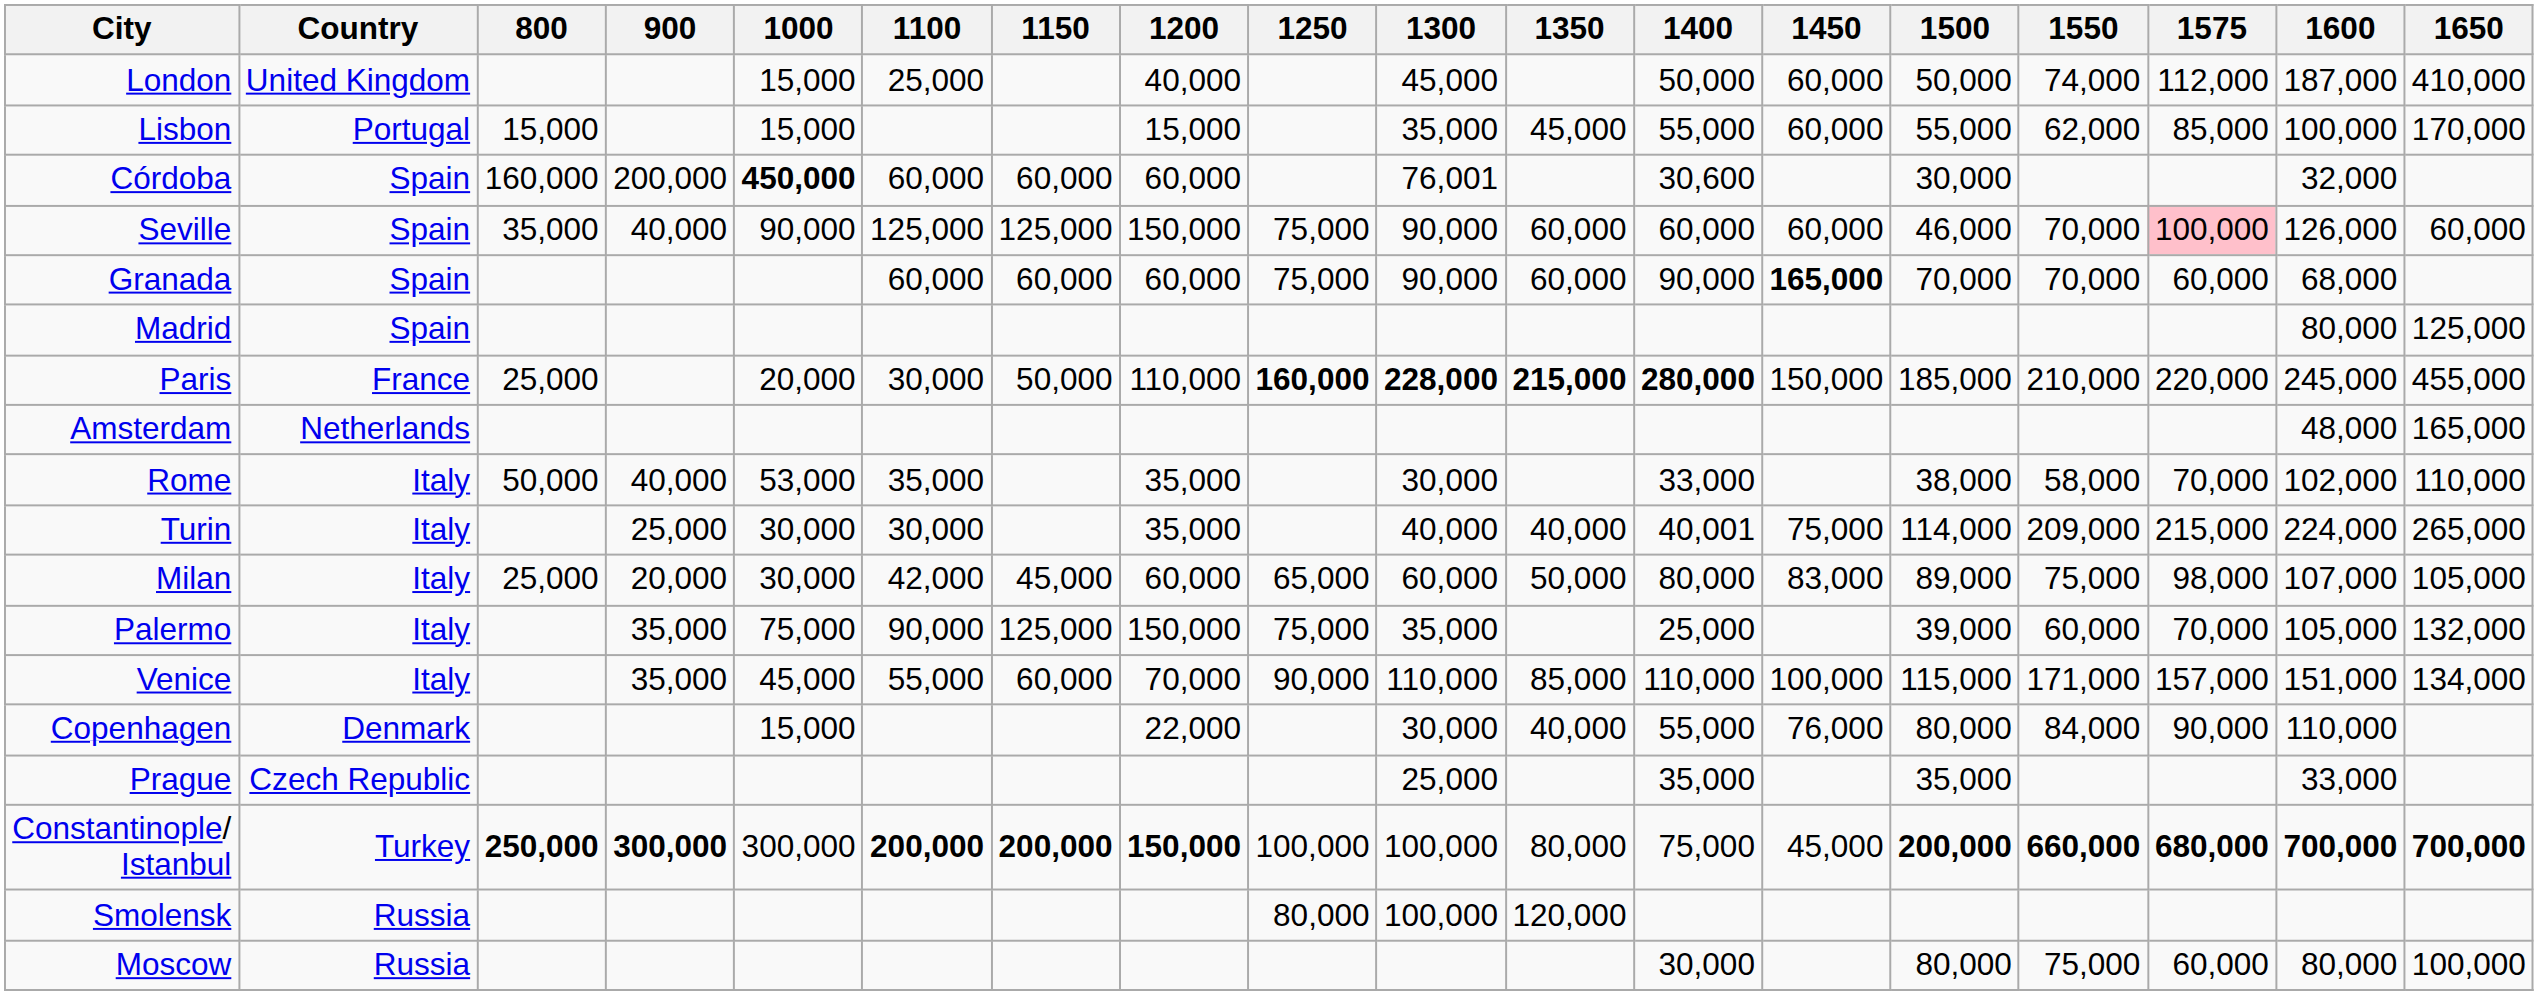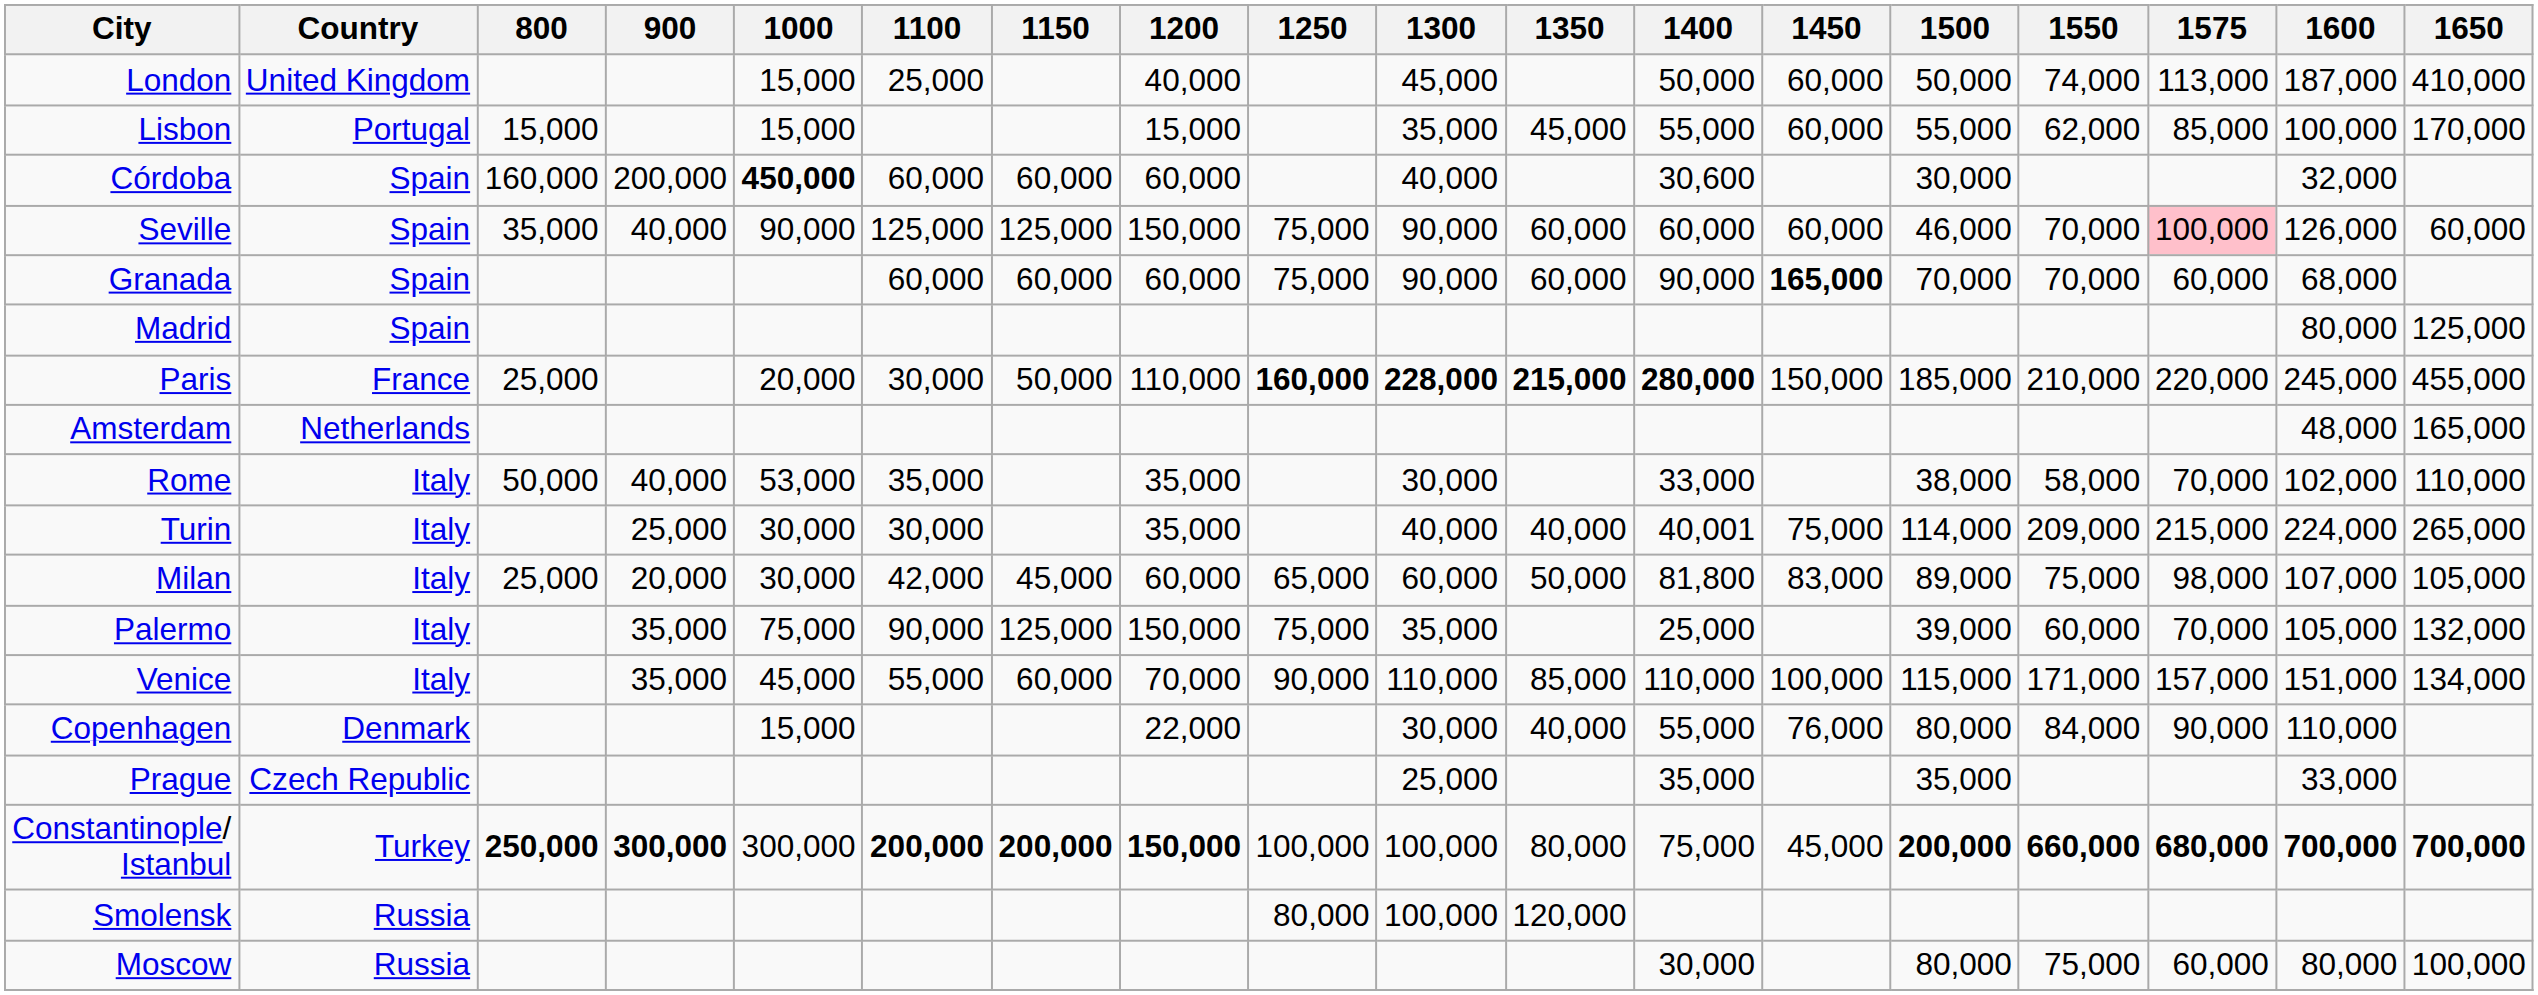(2213, 79) 112,000 -> (2213, 79) 113,000
(1450, 179) 76,001 -> (1450, 179) 40,000
(1707, 579) 80,000 -> (1707, 579) 81,800
